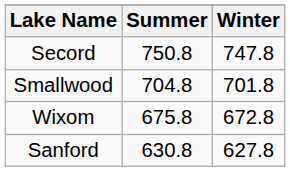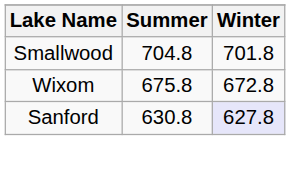- row: (63, 53)
(249, 149) no background -> (249, 117) lavender background
